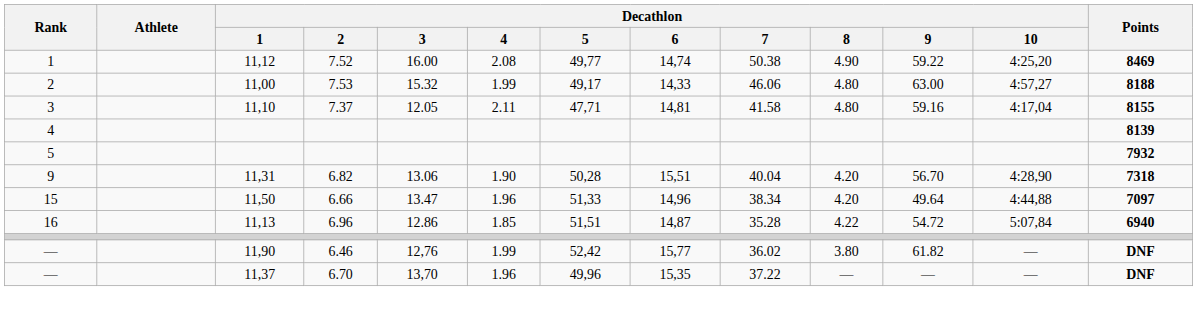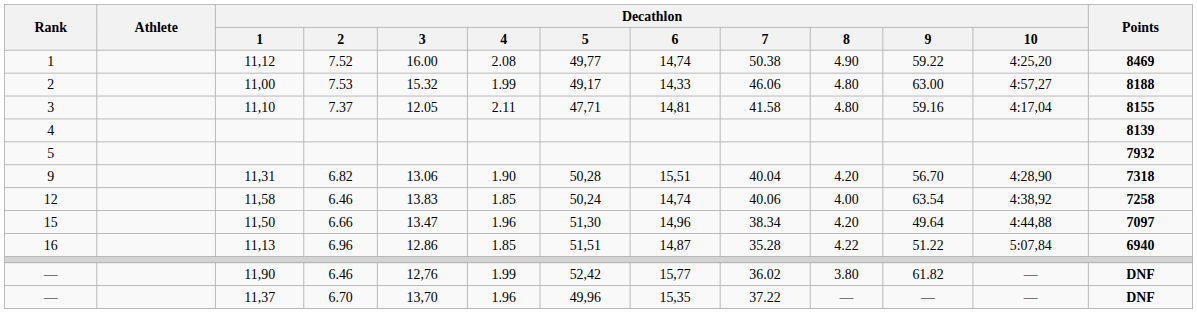+ row: (51, 199)
(585, 199) 51,33 -> (585, 221) 51,30
(928, 221) 54.72 -> (928, 244) 51.22
